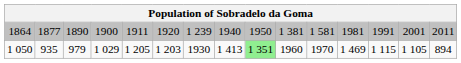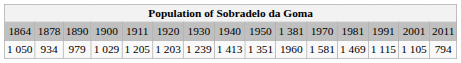(49, 31) 1877 -> (49, 31) 1878
(199, 31) 1 239 -> (199, 31) 1930
(322, 31) 1 581 -> (322, 31) 1970
(49, 49) 935 -> (49, 49) 934
(199, 49) 1930 -> (199, 49) 1 239
(260, 49) lightgreen background -> (260, 49) no background
(322, 49) 1970 -> (322, 49) 1 581
(443, 49) 894 -> (443, 49) 794
